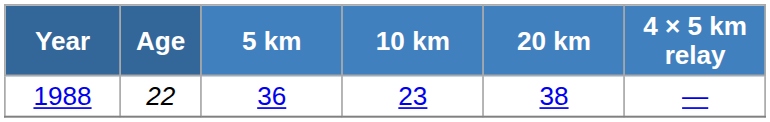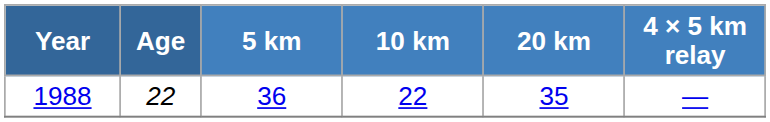(413, 96) 23 -> (413, 96) 22
(554, 96) 38 -> (554, 96) 35
